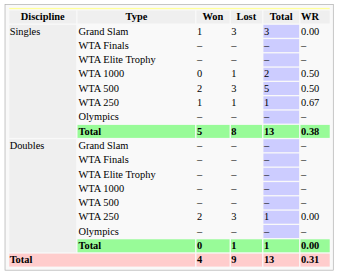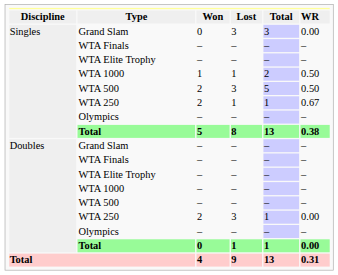(200, 31) 1 -> (200, 31) 0
(200, 74) 0 -> (200, 74) 1
(200, 103) 1 -> (200, 103) 2
